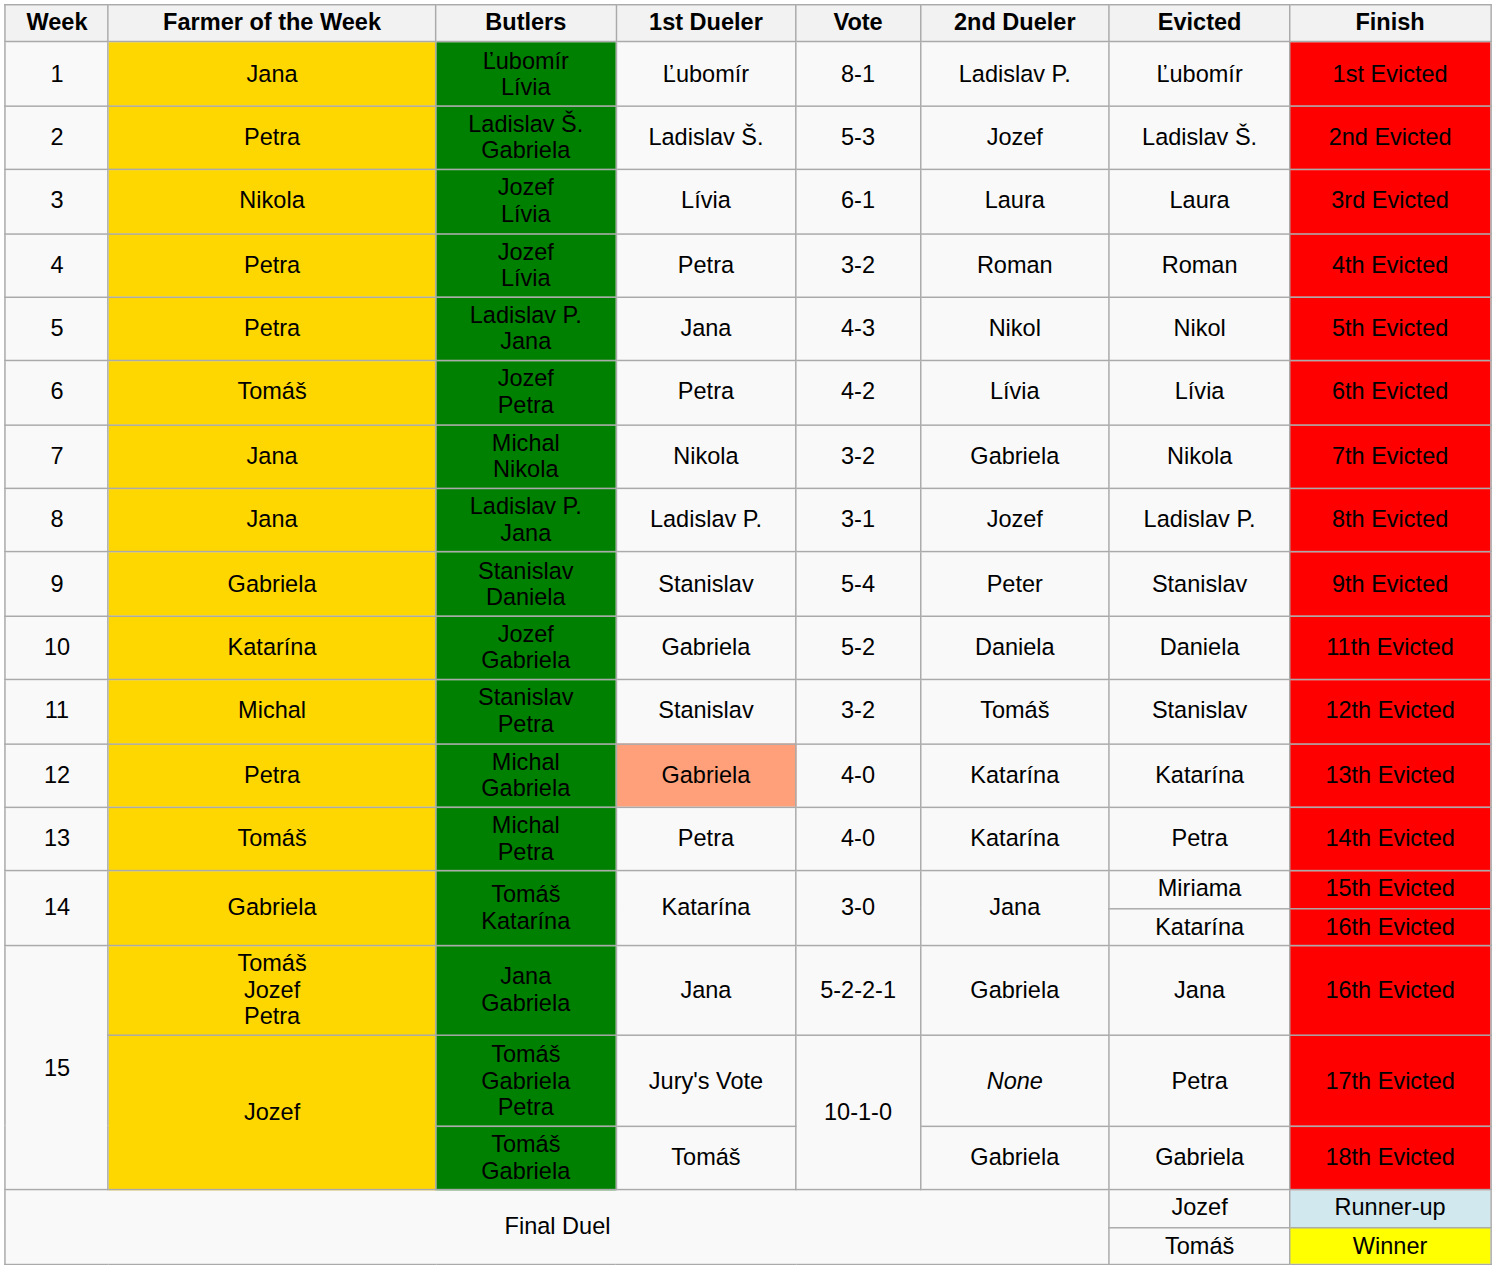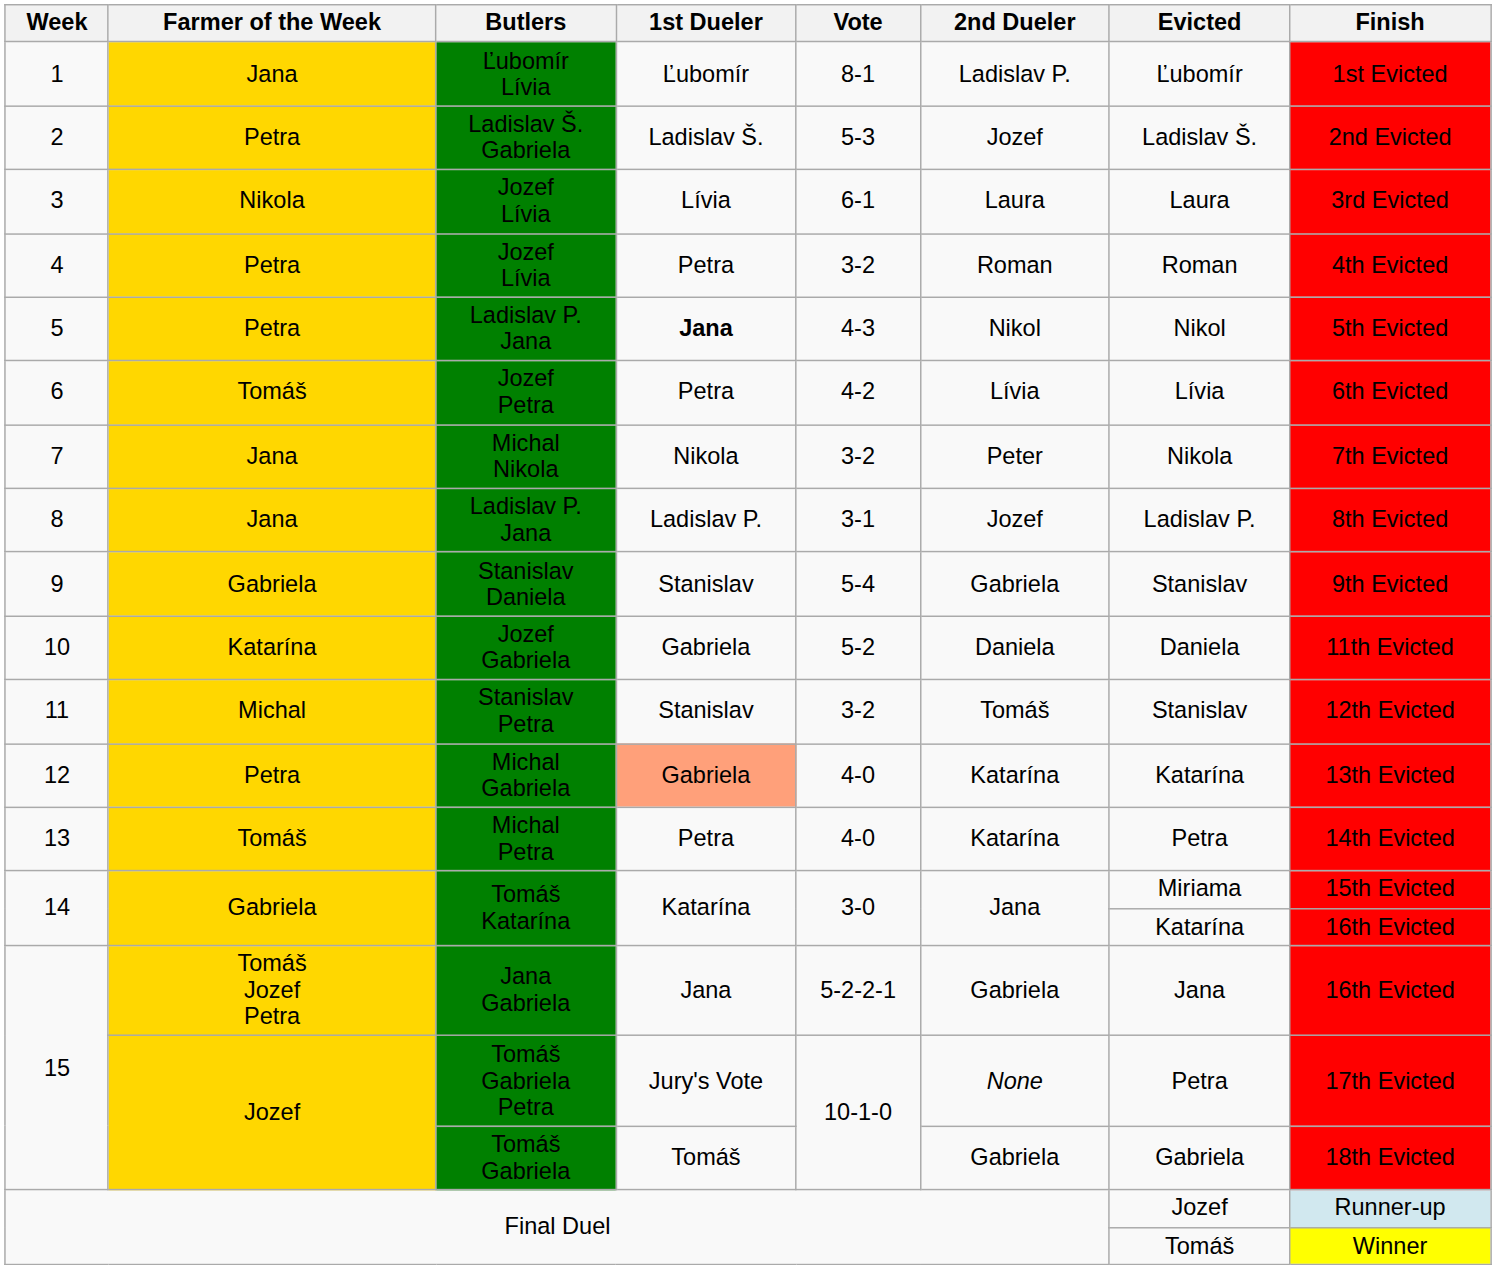(706, 328) normal -> (706, 328) bold
(1015, 456) Gabriela -> (1015, 456) Peter
(1015, 583) Peter -> (1015, 583) Gabriela
